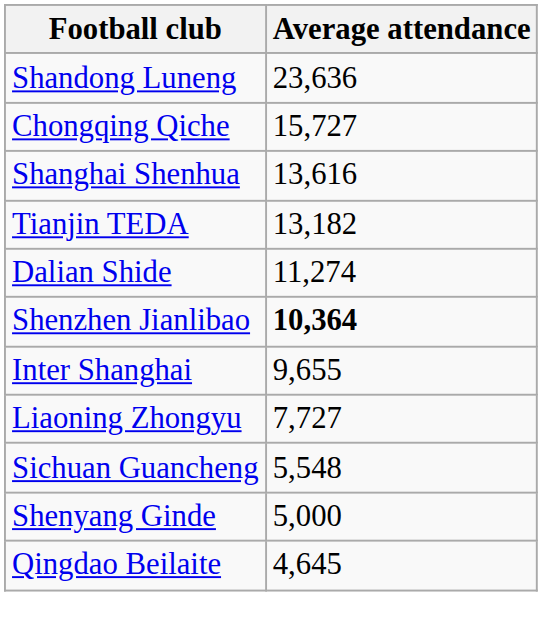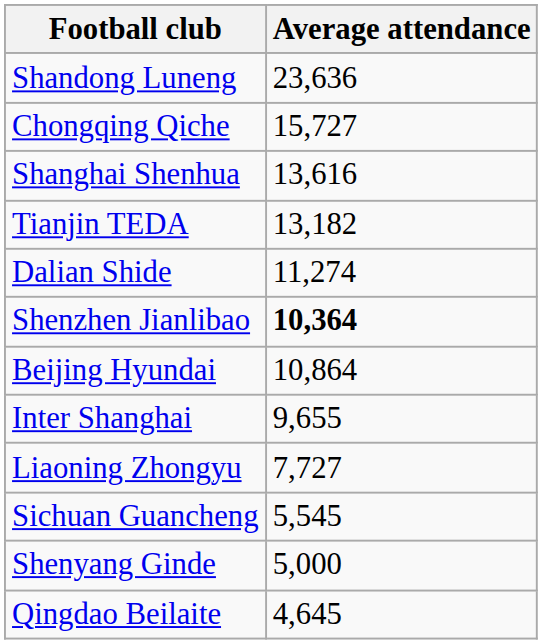+ row: (114, 369)
(307, 467) 5,548 -> (307, 516) 5,545
